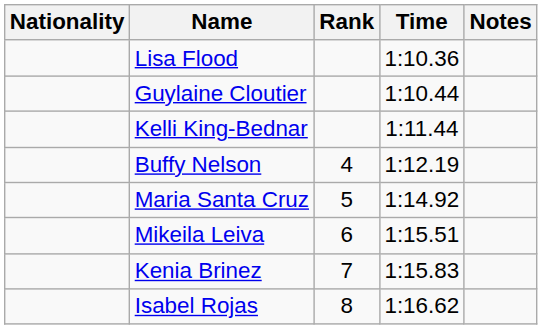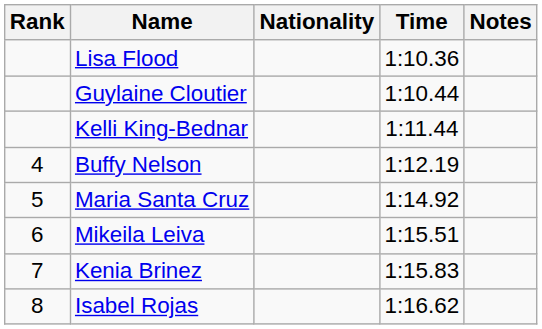columns swapped: (347, 22) <-> (67, 22)
